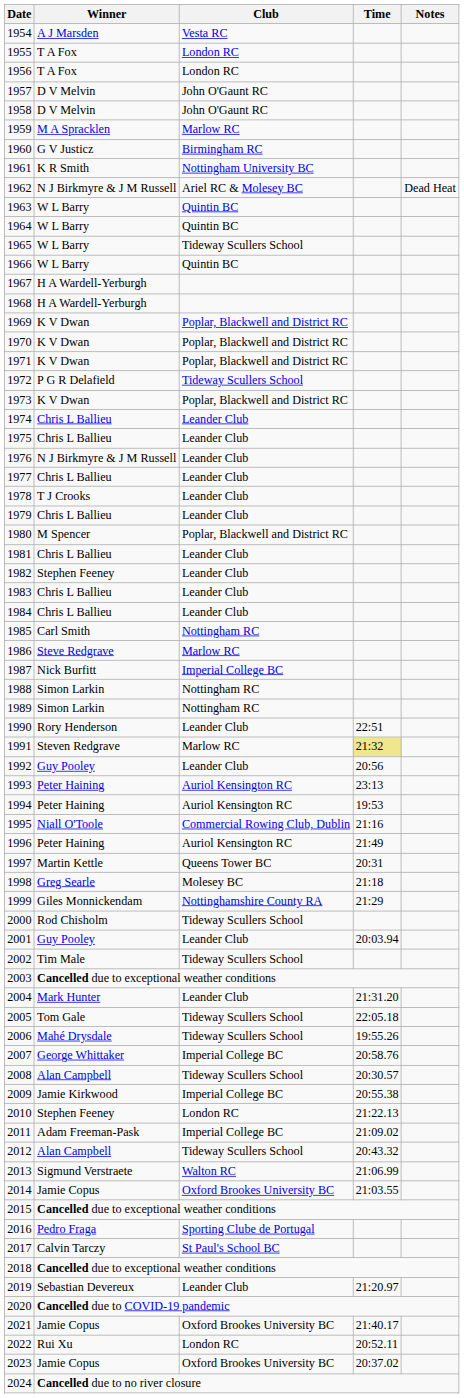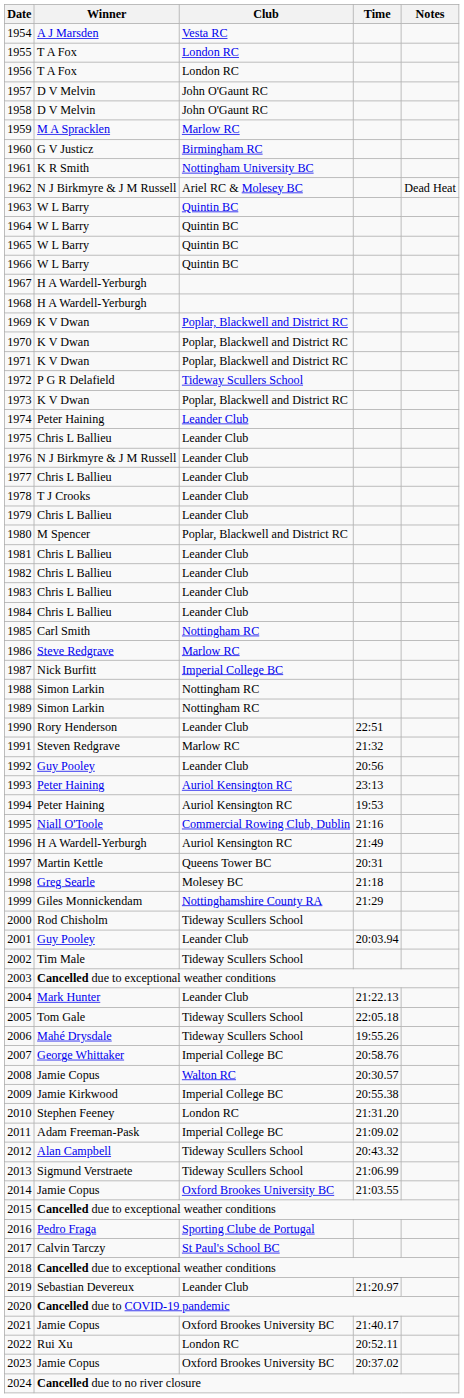(242, 245) Tideway Scullers School -> (210, 245) Quintin BC
(74, 419) Chris L Ballieu -> (71, 419) Peter Haining
(76, 573) Stephen Feeney -> (74, 573) Chris L Ballieu
(370, 746) khaki background -> (370, 746) no background
(71, 843) Peter Haining -> (92, 843) H A Wardell-Yerburgh
(377, 997) 21:31.20 -> (377, 997) 21:22.13
(74, 1074) Alan Campbell -> (68, 1074) Jamie Copus
(242, 1074) Tideway Scullers School -> (209, 1074) Walton RC
(377, 1113) 21:22.13 -> (377, 1113) 21:31.20
(209, 1171) Walton RC -> (242, 1171) Tideway Scullers School
